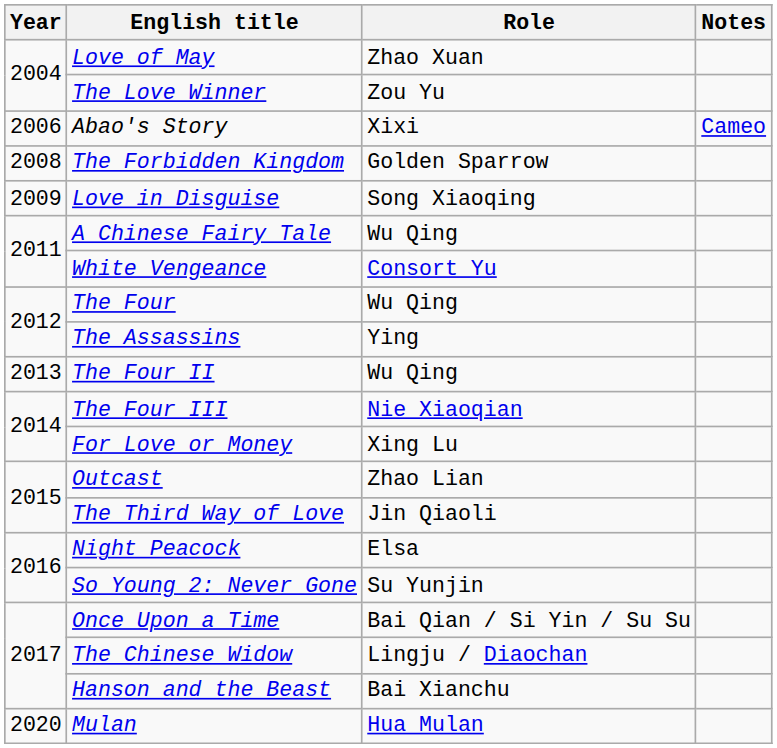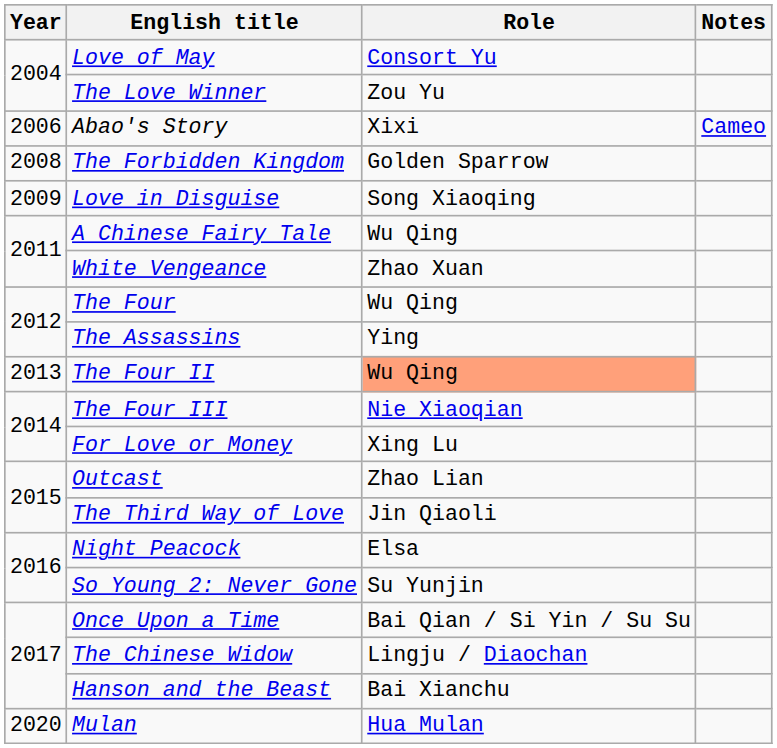(426, 58) Zhao Xuan -> (432, 58) Consort Yu
(432, 269) Consort Yu -> (426, 269) Zhao Xuan
(413, 374) no background -> (413, 374) lightsalmon background
